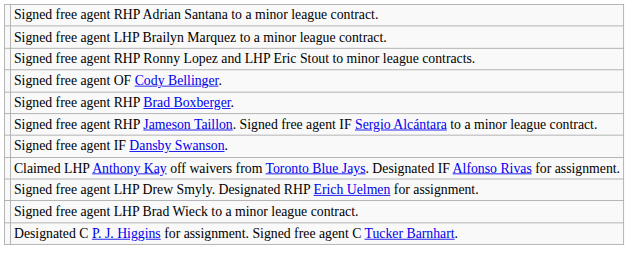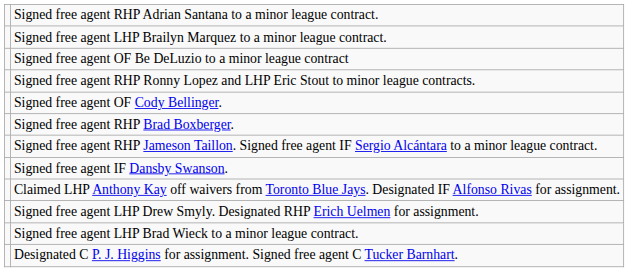+ row: (181, 59)
